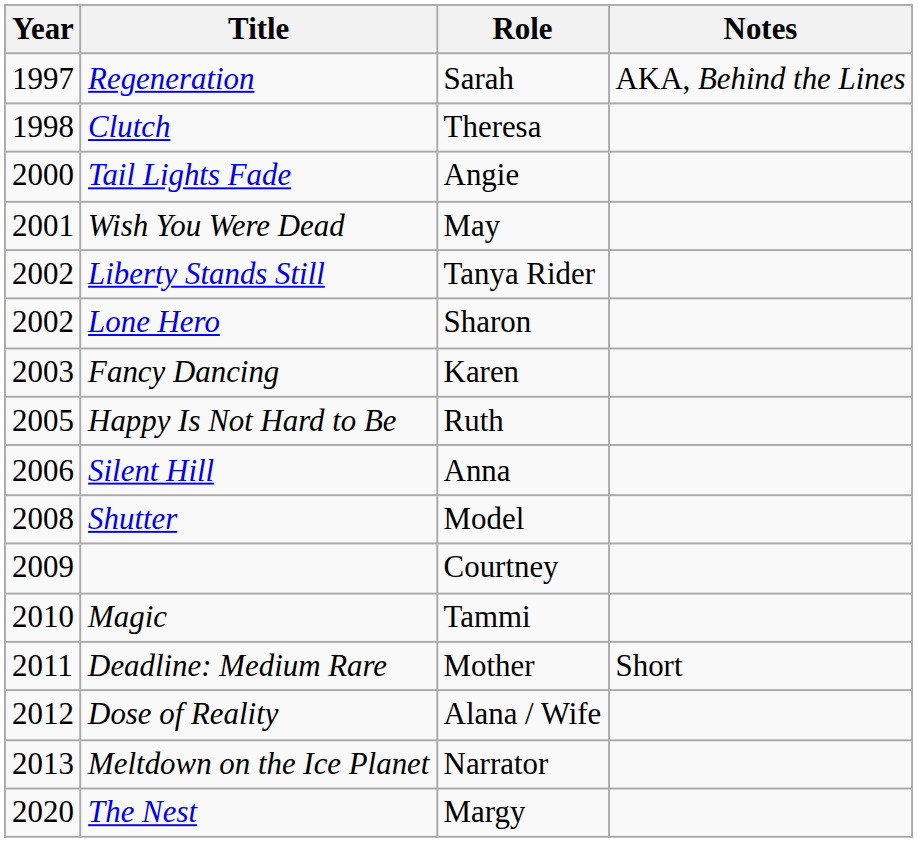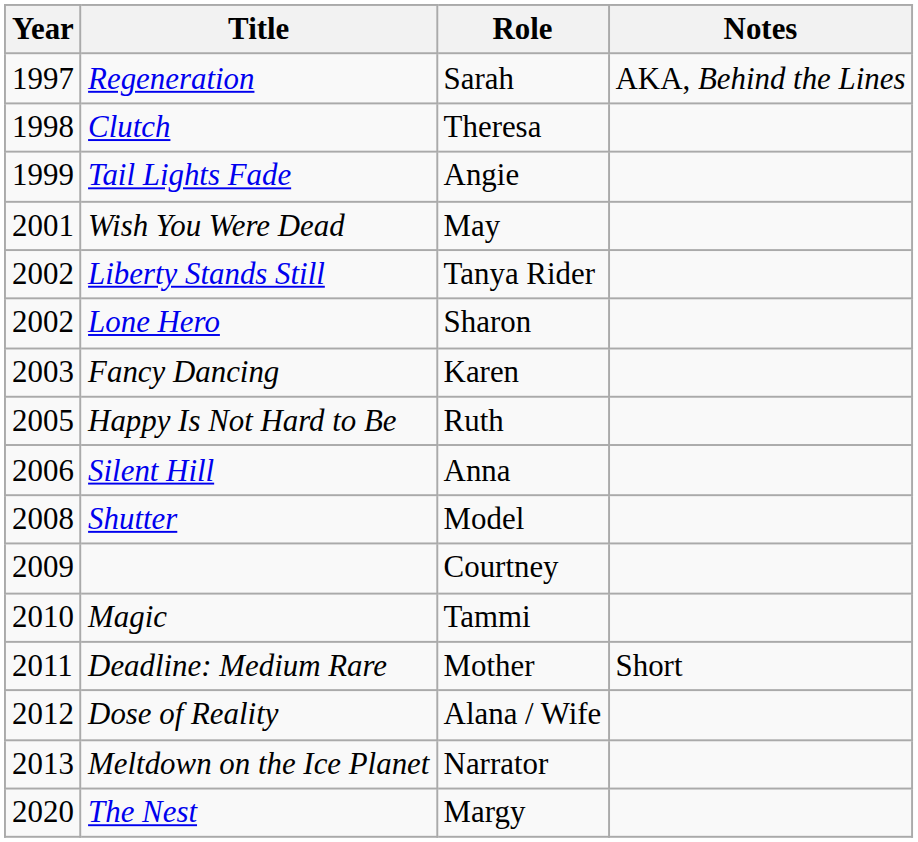(43, 175) 2000 -> (43, 175) 1999
